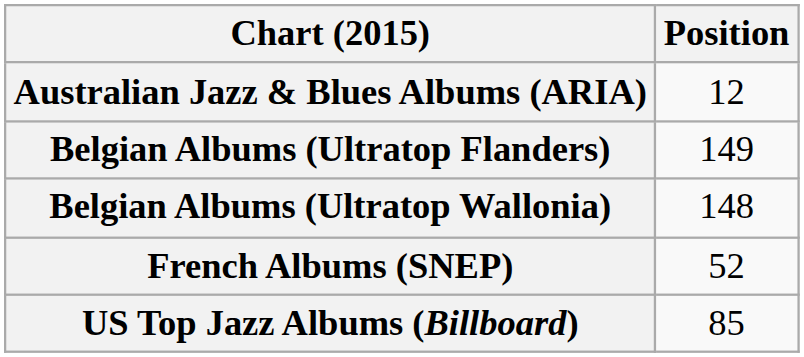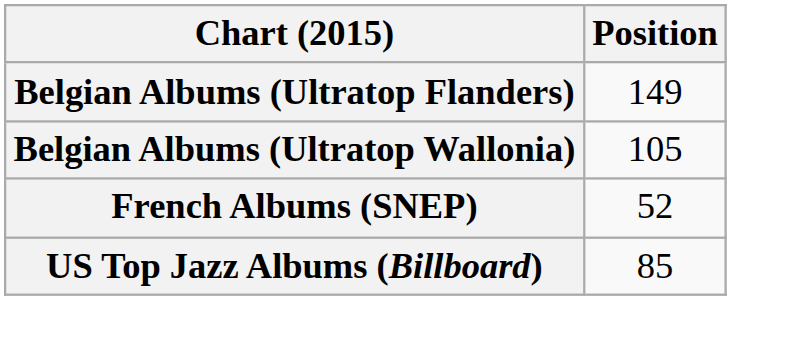- row: (330, 91)
(727, 206) 148 -> (655, 149) 105
